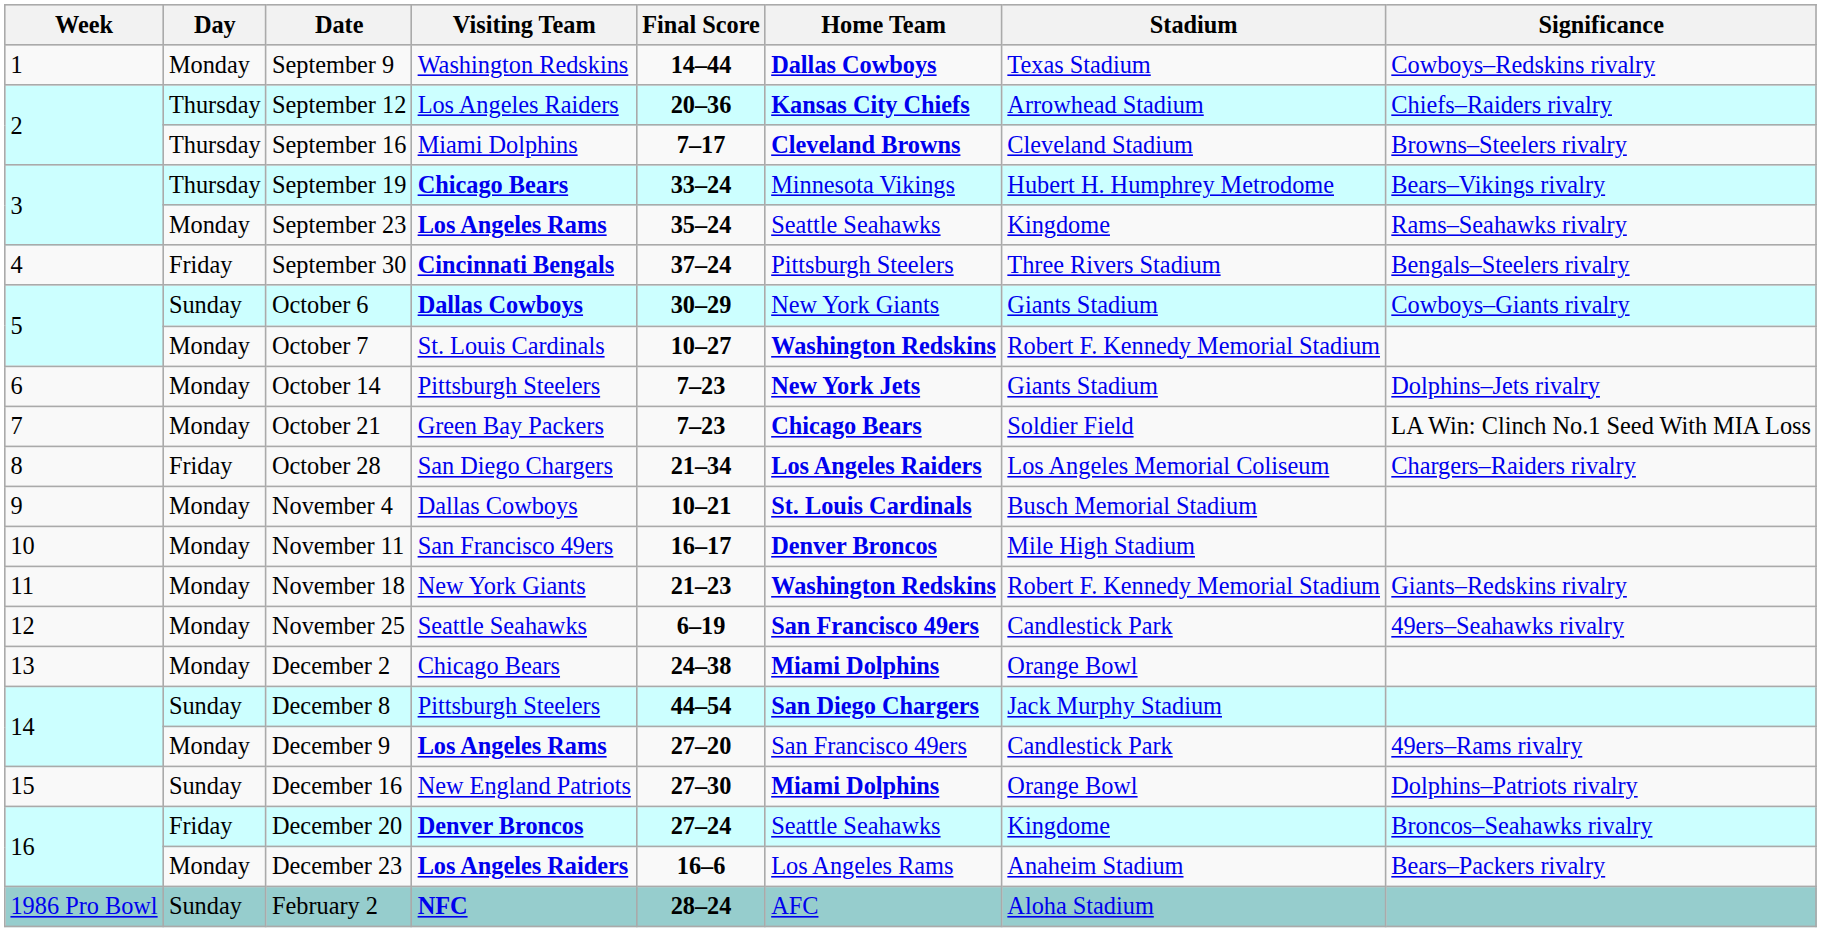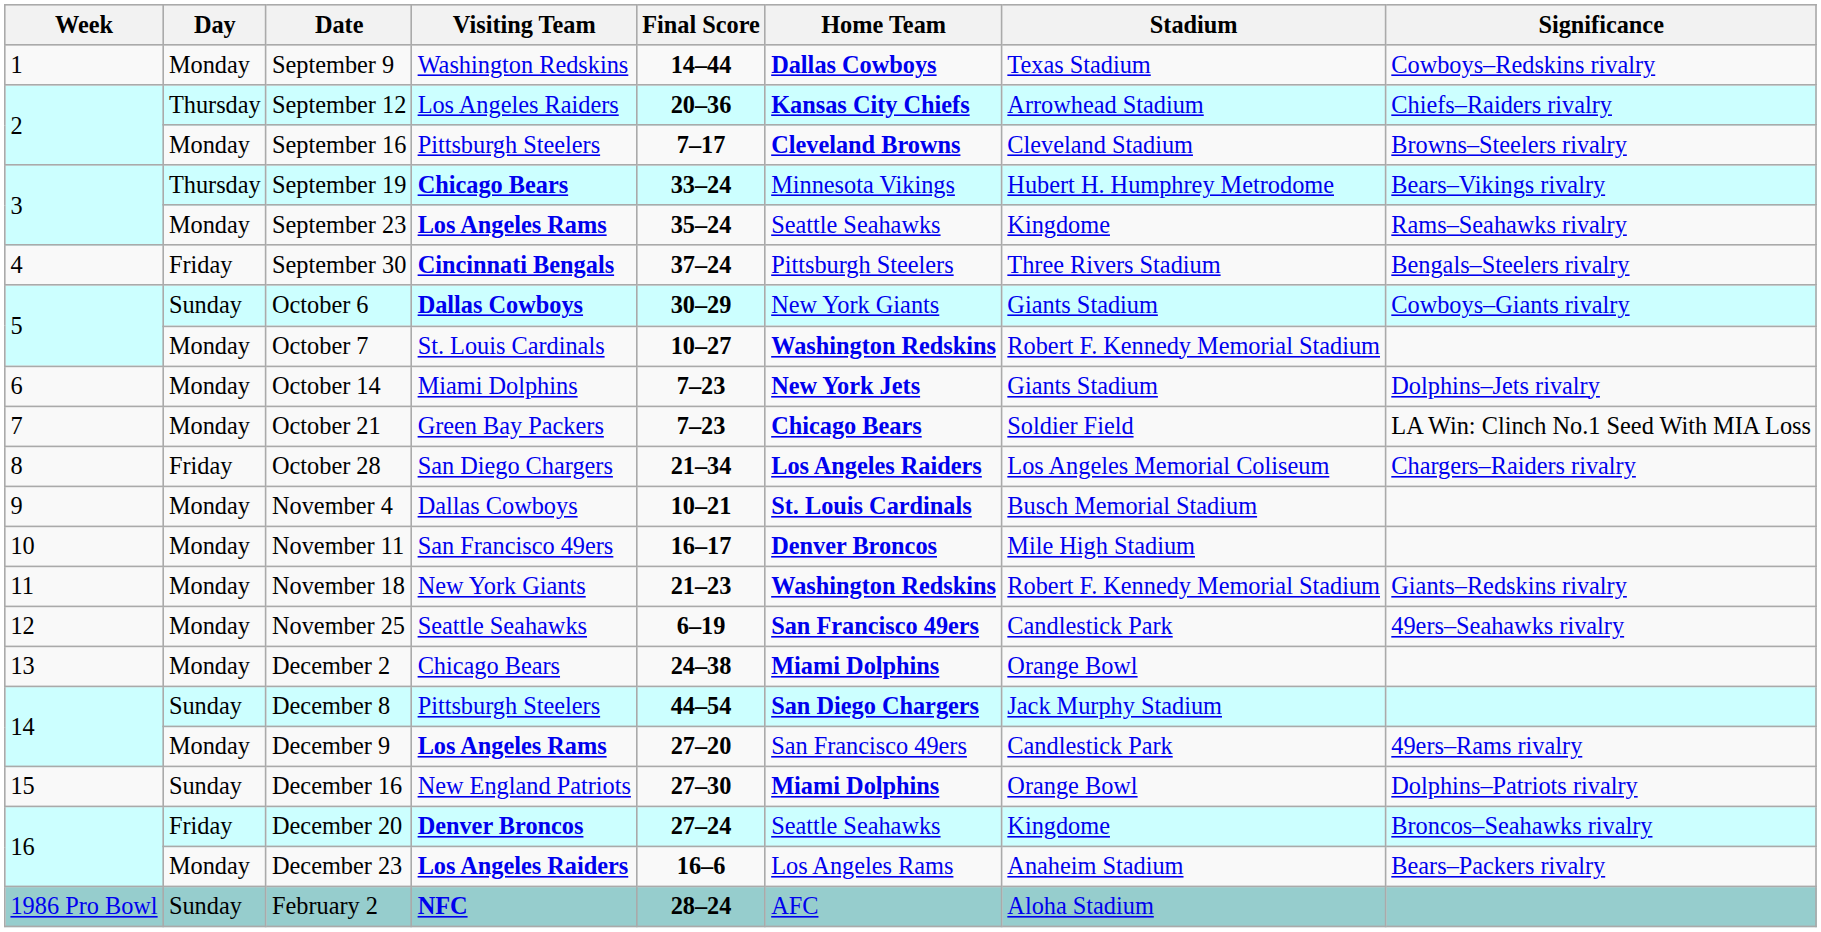(215, 145) Thursday -> (209, 145) Monday
(498, 145) Miami Dolphins -> (509, 145) Pittsburgh Steelers
(509, 385) Pittsburgh Steelers -> (498, 385) Miami Dolphins
